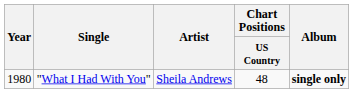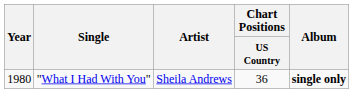(262, 79) 48 -> (262, 79) 36
